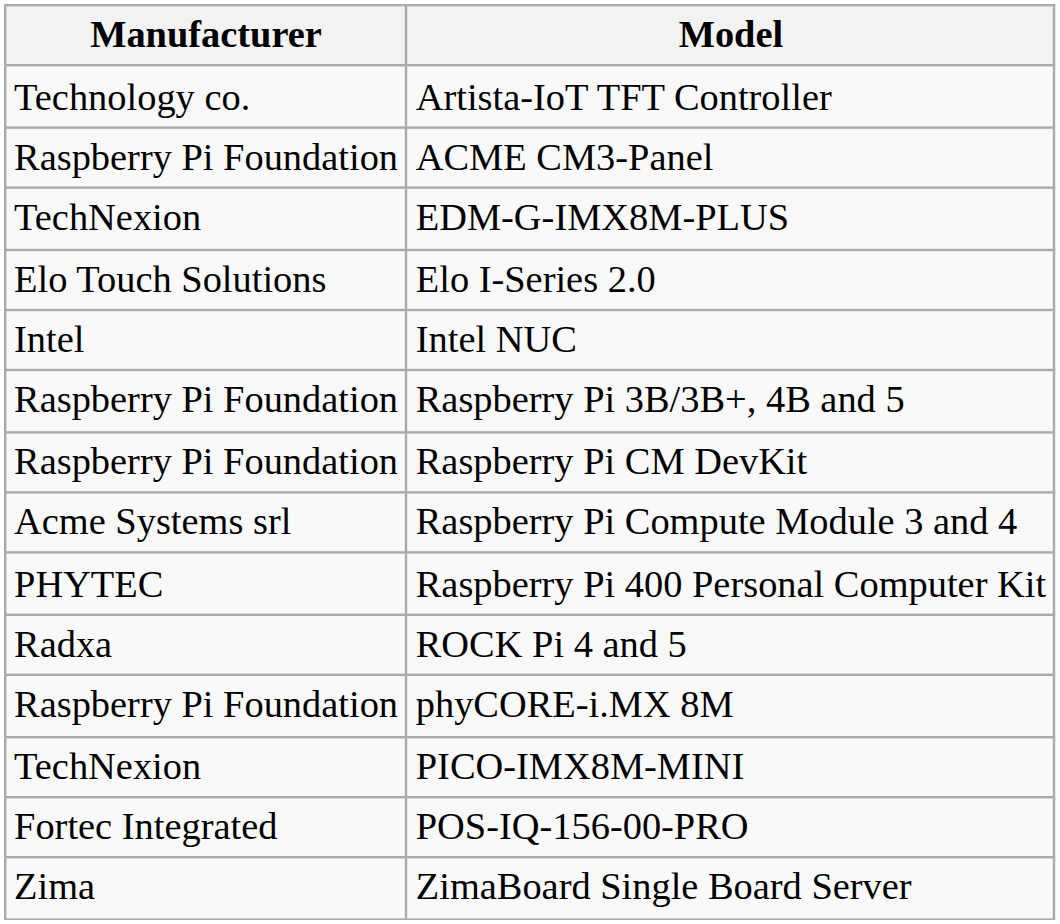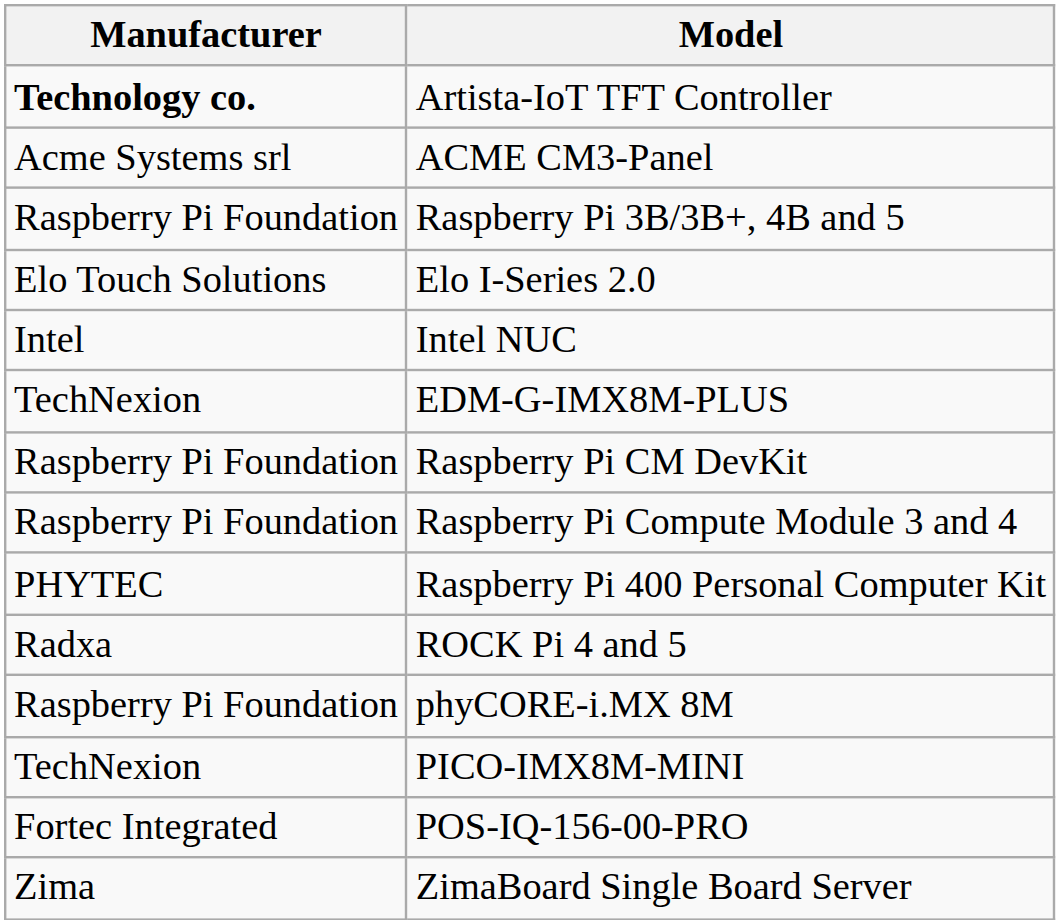(132, 95) normal -> (135, 95) bold
(206, 156) Raspberry Pi Foundation -> (153, 156) Acme Systems srl
rows swapped: (602, 217) <-> (660, 400)
(153, 522) Acme Systems srl -> (206, 522) Raspberry Pi Foundation
